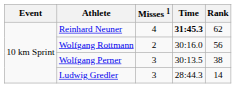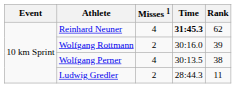(218, 45) 56 -> (218, 45) 39
(154, 60) 3 -> (154, 60) 4
(154, 75) 3 -> (154, 75) 2
(218, 75) 14 -> (218, 75) 11
